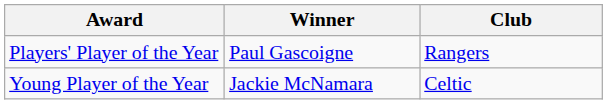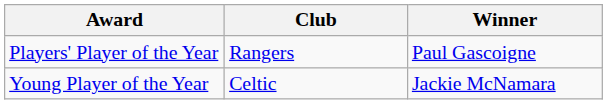columns swapped: (322, 20) <-> (511, 20)
